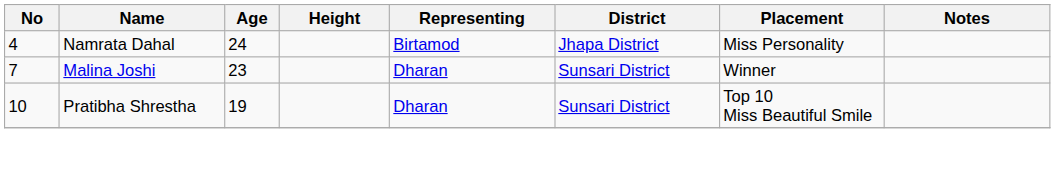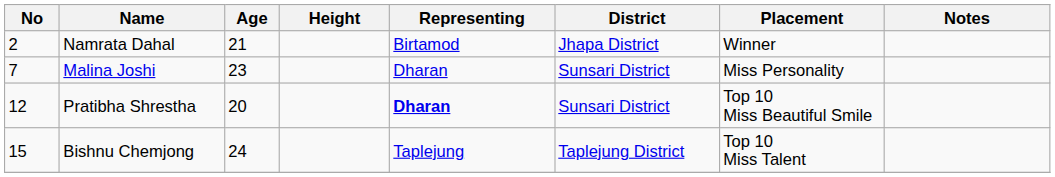(13, 44) 4 -> (13, 44) 2
(238, 44) 24 -> (238, 44) 21
(784, 44) Miss Personality -> (750, 44) Winner
(750, 70) Winner -> (784, 70) Miss Personality
(18, 106) 10 -> (18, 106) 12
(238, 106) 19 -> (238, 106) 20
(420, 106) normal -> (422, 106) bold
+ row: (129, 151)
